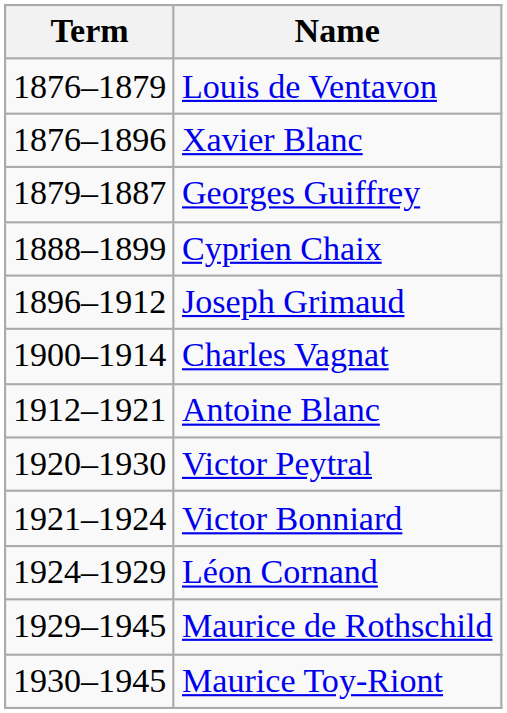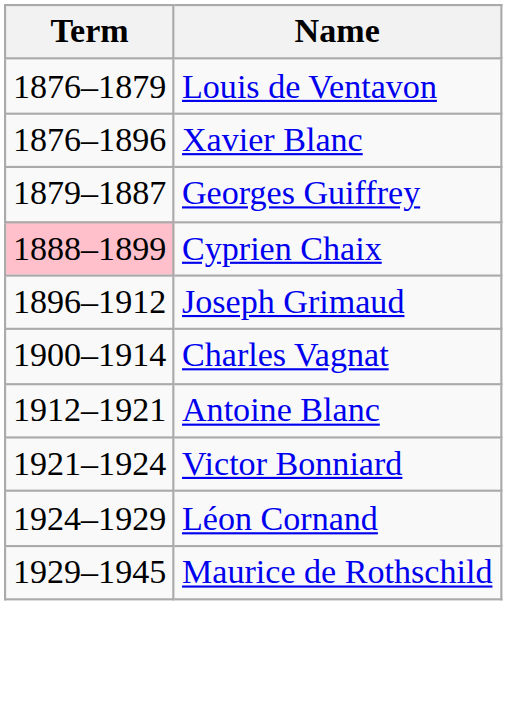(90, 247) no background -> (90, 247) pink background
- row: (277, 463)
- row: (313, 680)
